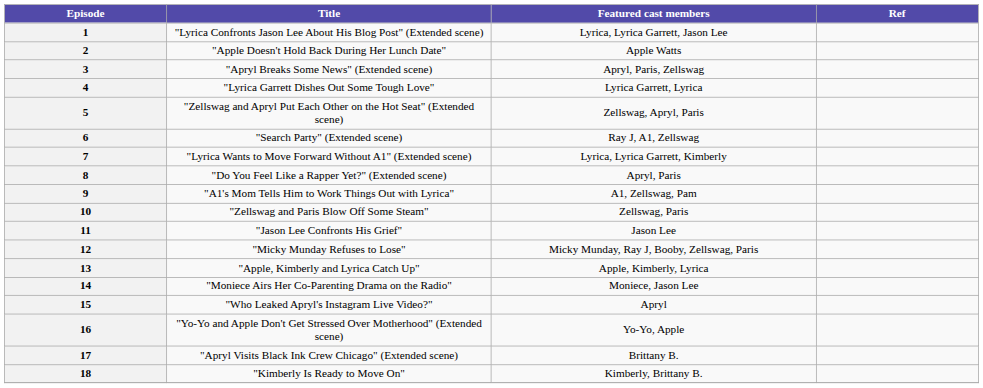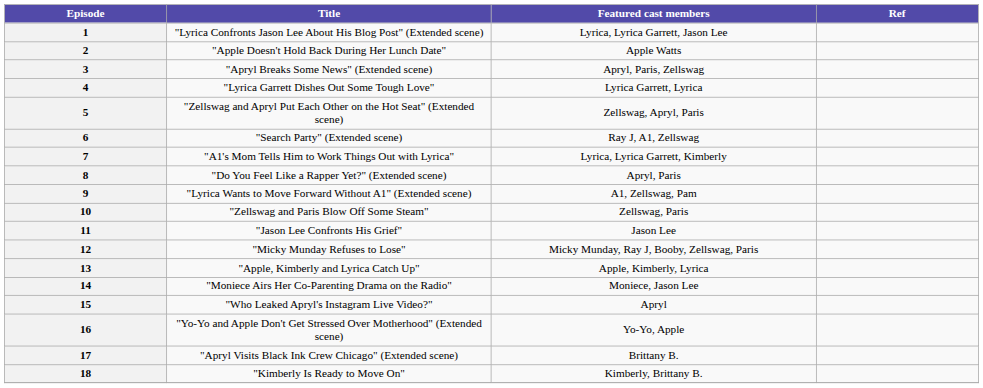(329, 157) "Lyrica Wants to Move Forward Without A1" (Extended scene) -> (329, 157) "A1's Mom Tells Him to Work Things Out with Lyrica"
(329, 194) "A1's Mom Tells Him to Work Things Out with Lyrica" -> (329, 194) "Lyrica Wants to Move Forward Without A1" (Extended scene)
